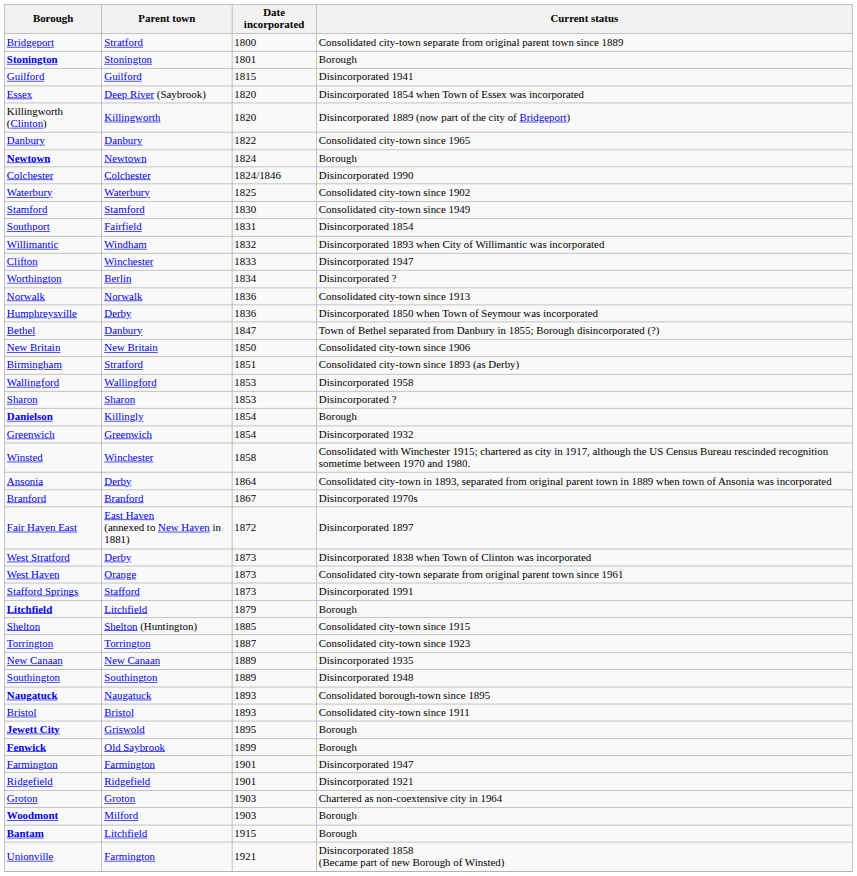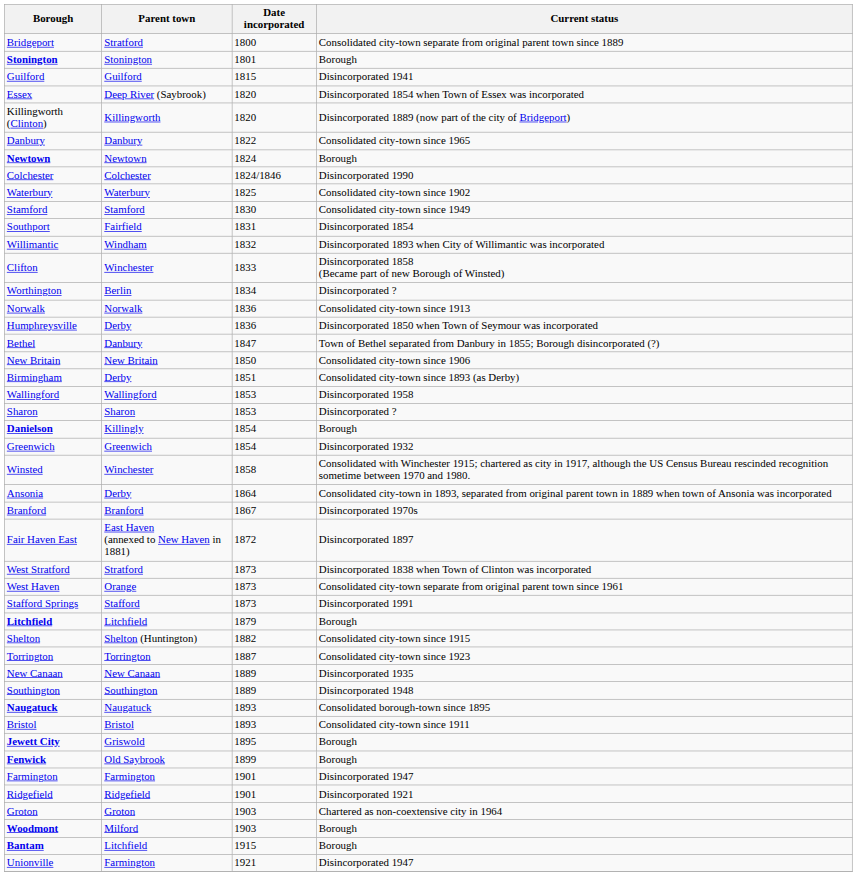(366, 261) Disincorporated 1947 -> (412, 268) Disincorporated 1858 (Became part of new Borough of Winsted)
(124, 365) Stratford -> (118, 377) Derby
(118, 557) Derby -> (124, 569) Stratford
(245, 626) 1885 -> (245, 638) 1882
(412, 856) Disincorporated 1858 (Became part of new Borough of Winsted) -> (366, 863) Disincorporated 1947
